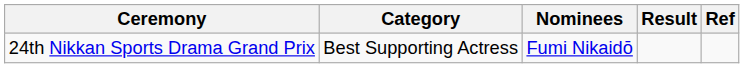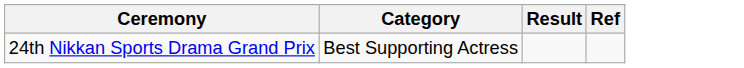- column: (580, 18)
